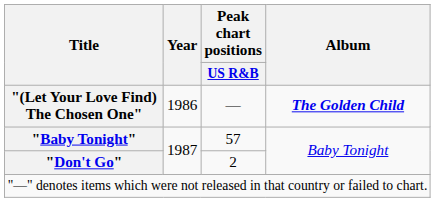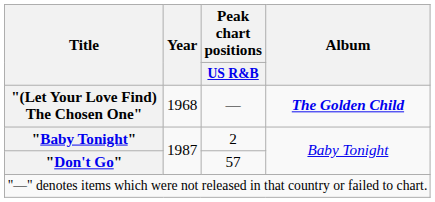(182, 105) 1986 -> (182, 105) 1968
(233, 138) 57 -> (233, 138) 2
(233, 162) 2 -> (233, 162) 57
